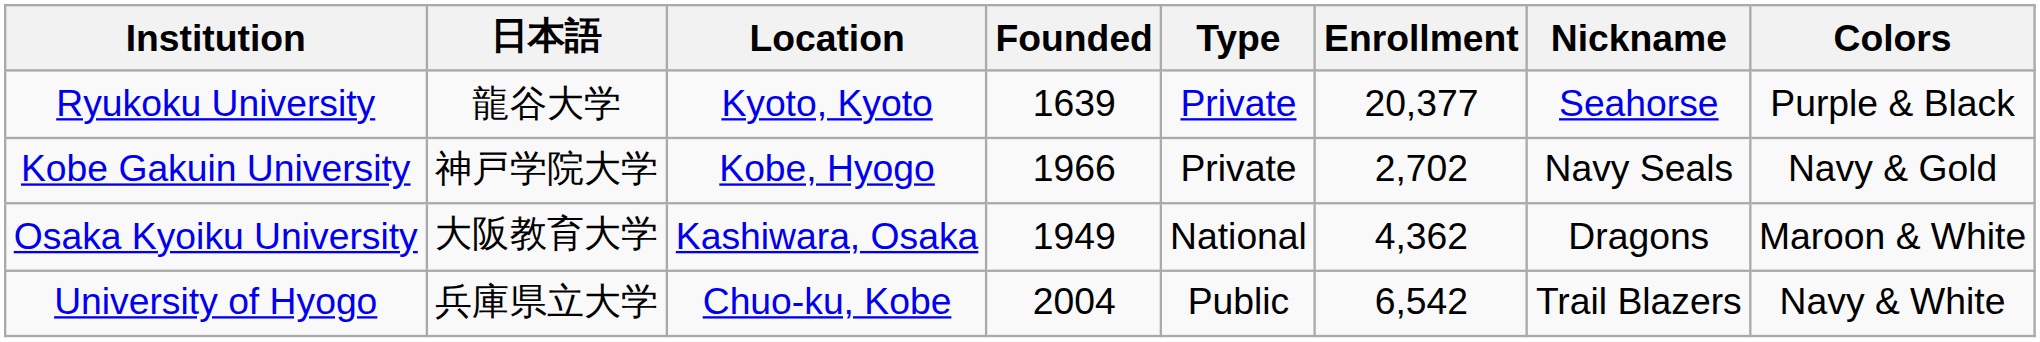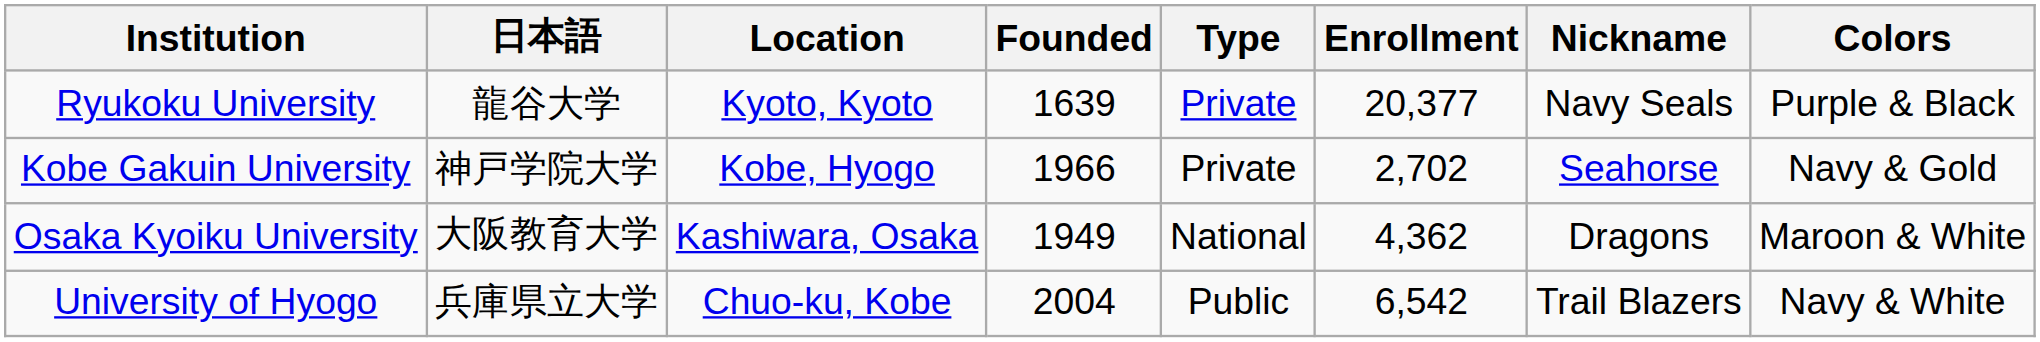(1639, 103) Seahorse -> (1639, 103) Navy Seals
(1639, 169) Navy Seals -> (1639, 169) Seahorse
